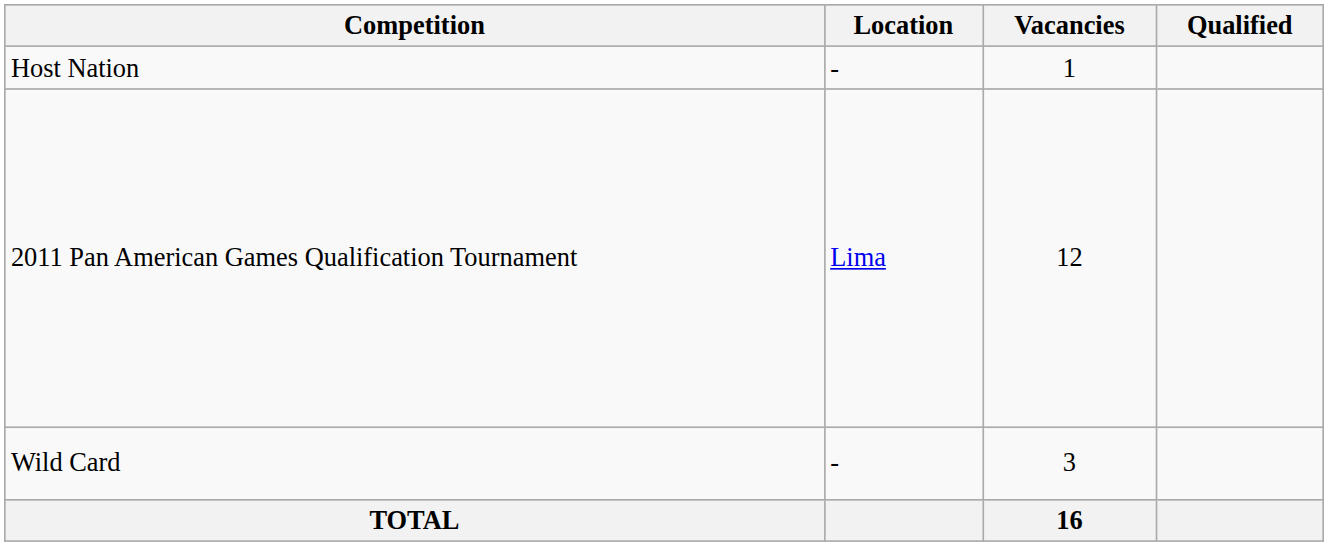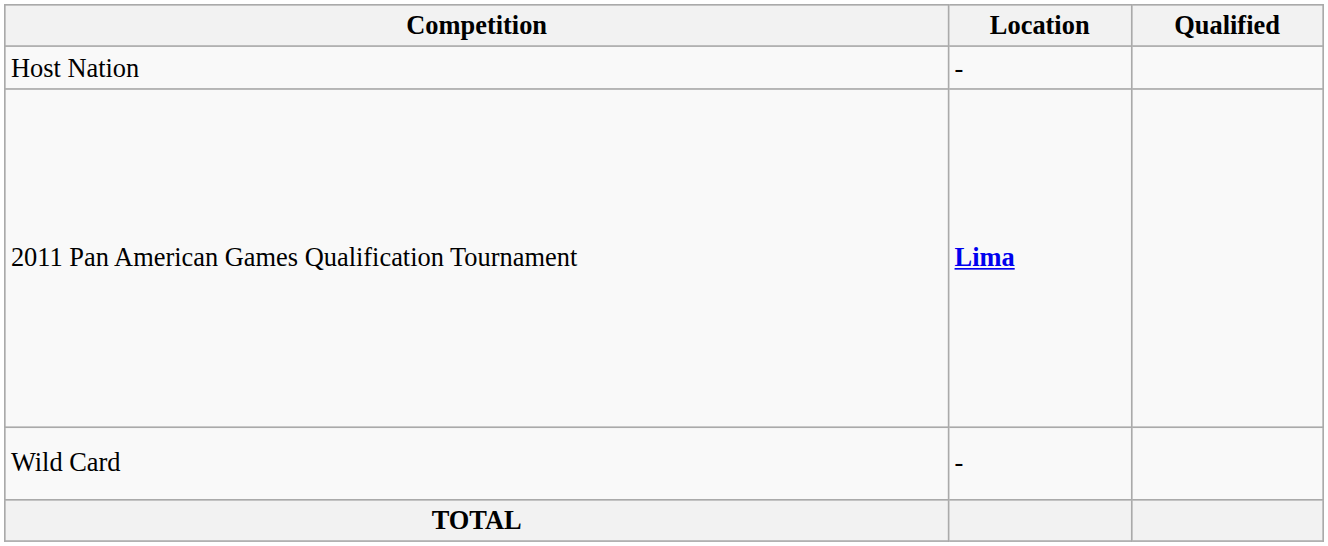- column: (1069, 25)
(858, 257) normal -> (985, 257) bold
